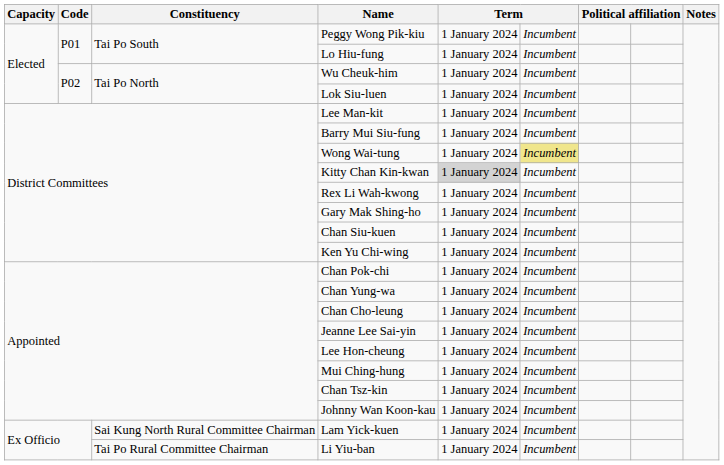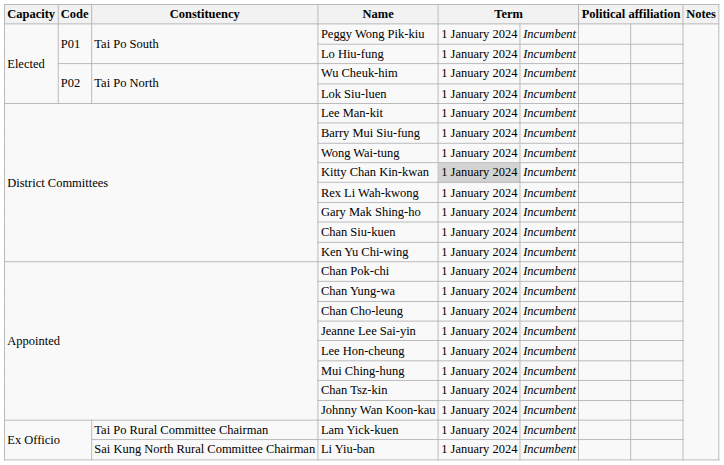(550, 152) khaki background -> (550, 152) no background
(205, 430) Sai Kung North Rural Committee Chairman -> (181, 430) Tai Po Rural Committee Chairman
(181, 449) Tai Po Rural Committee Chairman -> (205, 449) Sai Kung North Rural Committee Chairman
